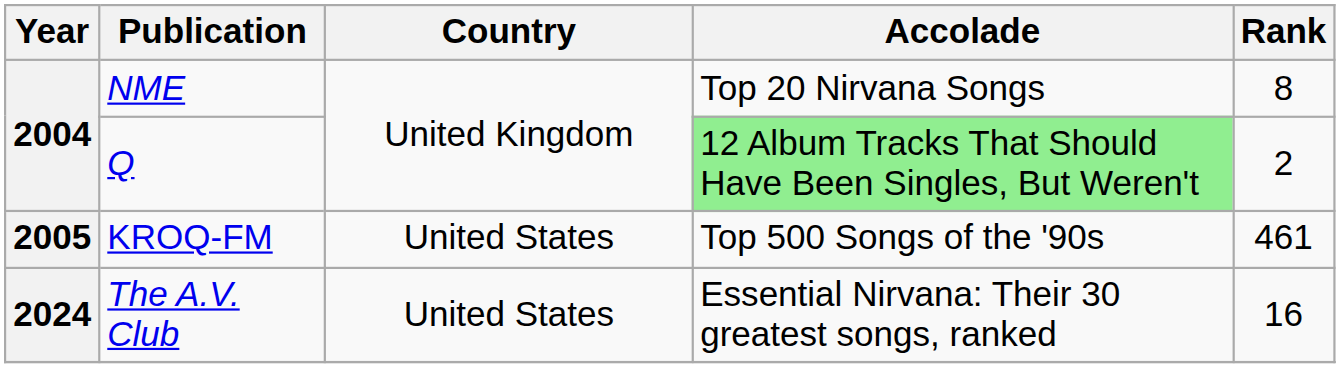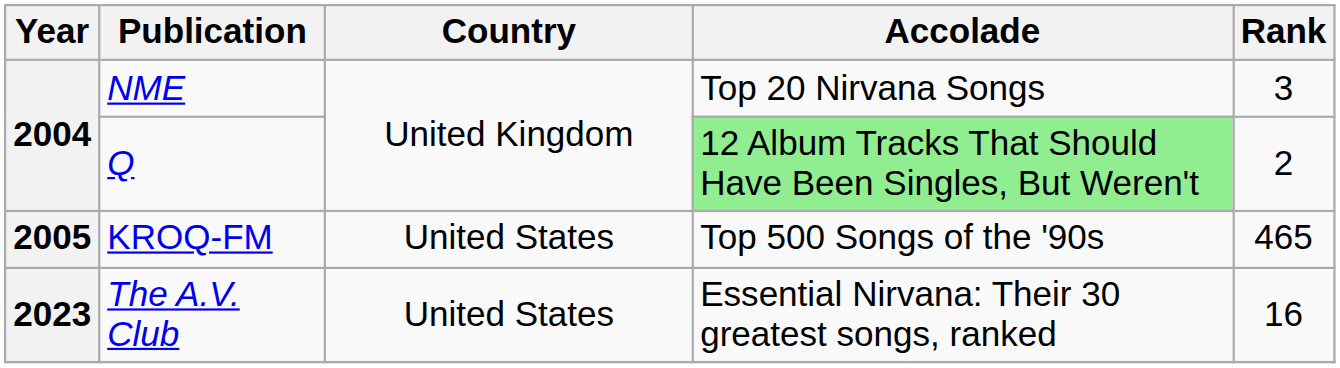(1284, 87) 8 -> (1284, 87) 3
(1283, 238) 461 -> (1283, 238) 465
(52, 313) 2024 -> (52, 313) 2023
